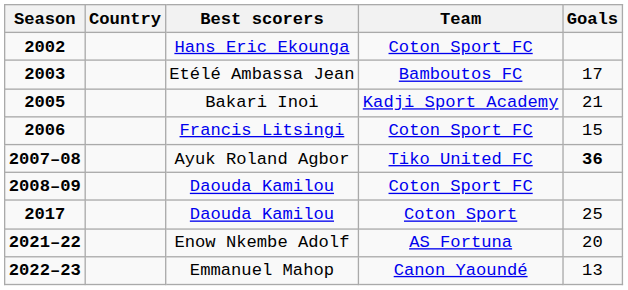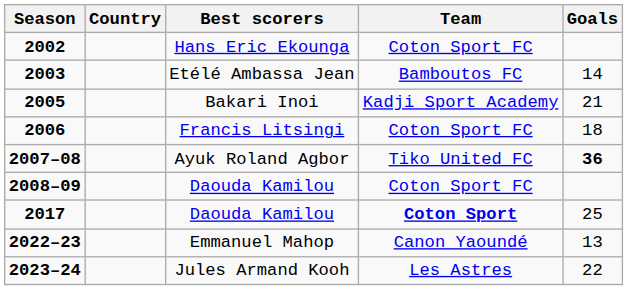(592, 75) 17 -> (592, 75) 14
(592, 131) 15 -> (592, 131) 18
(461, 214) normal -> (461, 214) bold
- row: (45, 242)
+ row: (45, 270)
